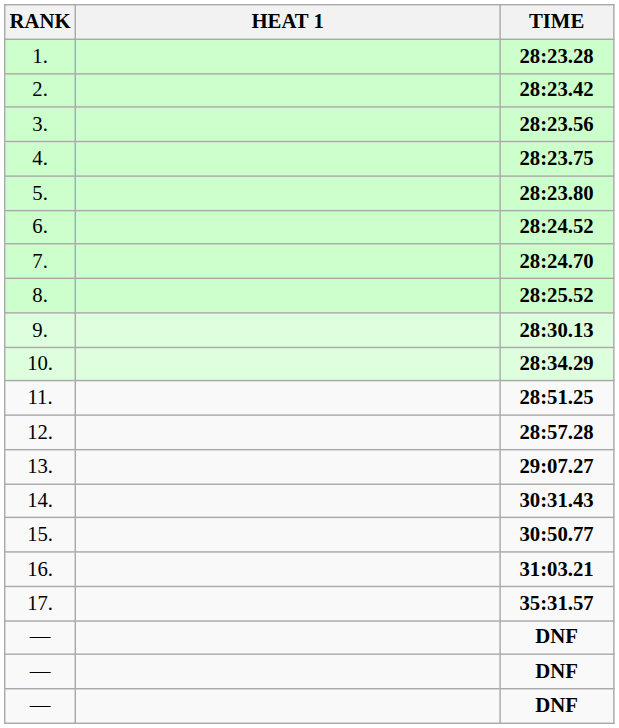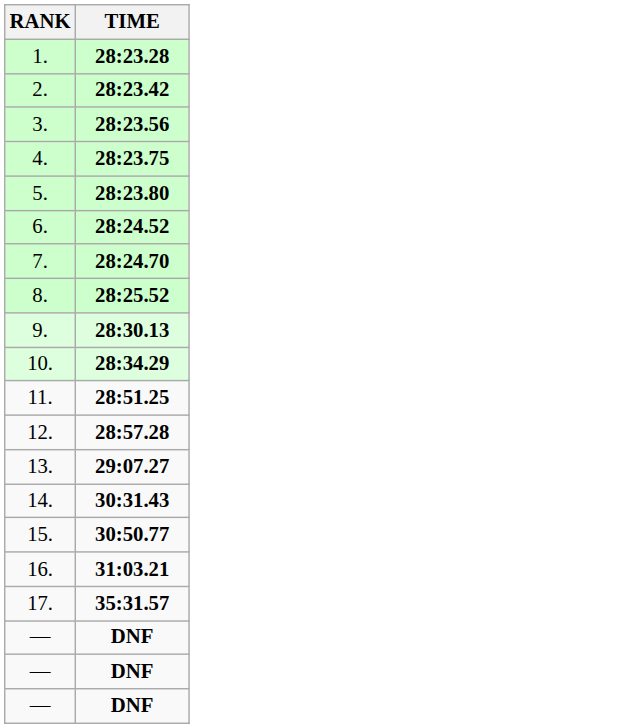- column: (288, 21)
